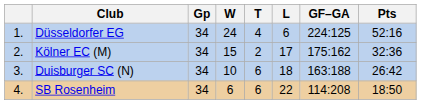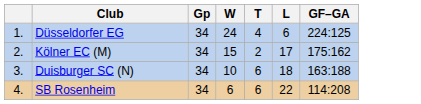- column: (387, 14)
